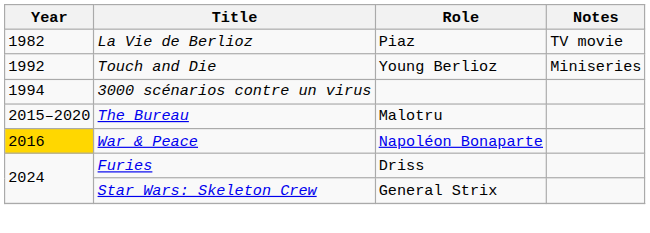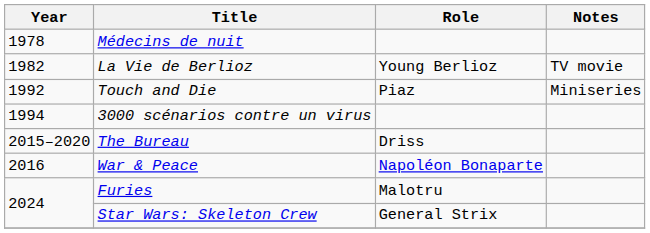+ row: (171, 42)
(397, 42) Piaz -> (438, 67) Young Berlioz
(438, 67) Young Berlioz -> (397, 91) Piaz
(411, 116) Malotru -> (401, 141) Driss
(26, 141) gold background -> (26, 166) no background
(401, 166) Driss -> (411, 191) Malotru
